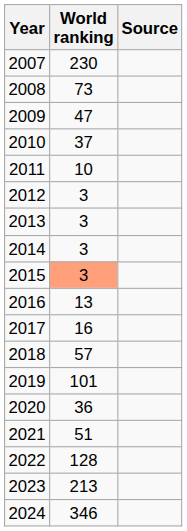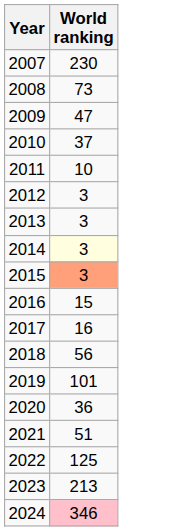- column: (150, 27)
(84, 248) no background -> (84, 248) lightyellow background
(84, 301) 13 -> (84, 301) 15
(84, 354) 57 -> (84, 354) 56
(84, 460) 128 -> (84, 460) 125
(84, 513) no background -> (84, 513) pink background
